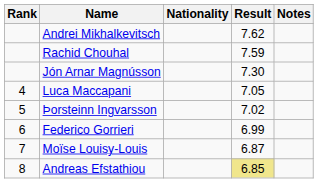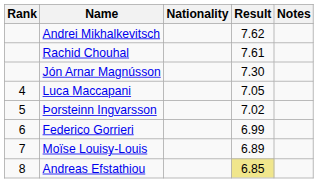(253, 53) 7.59 -> (253, 53) 7.61
(253, 149) 6.87 -> (253, 149) 6.89
